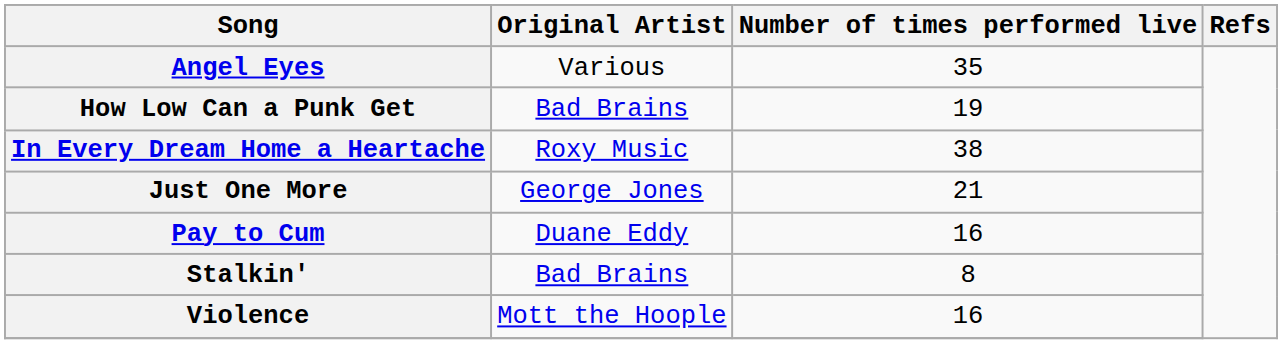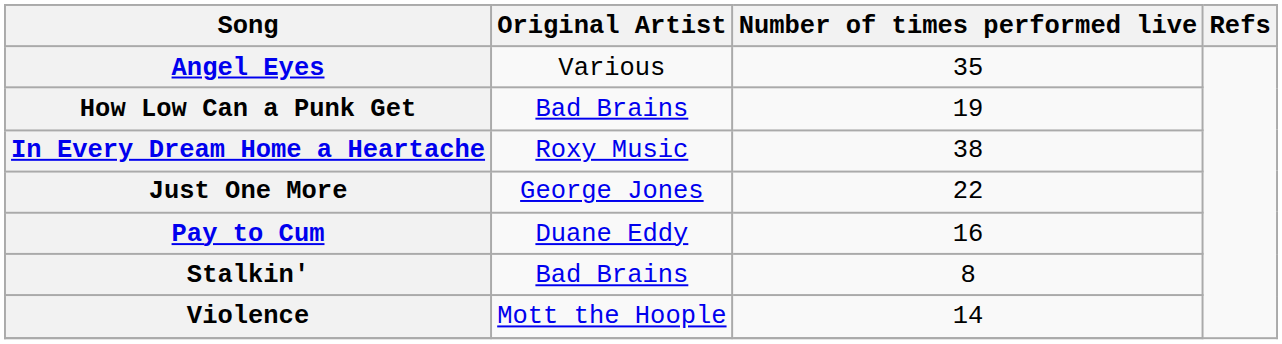(968, 192) 21 -> (968, 192) 22
(968, 316) 16 -> (968, 316) 14
